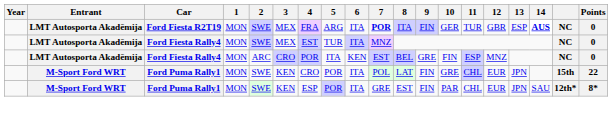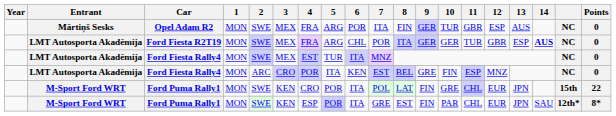+ row: (86, 26)
(357, 26) ITA -> (357, 42) CHL
(381, 26) bold -> (381, 42) normal
(427, 26) FIN -> (427, 42) GER
